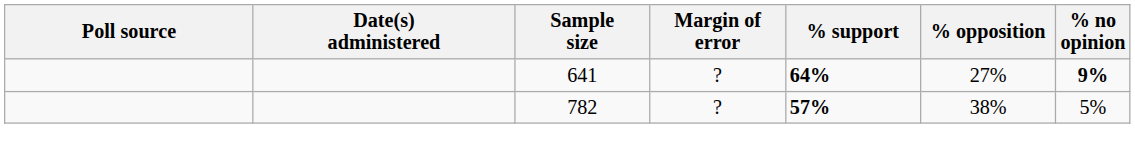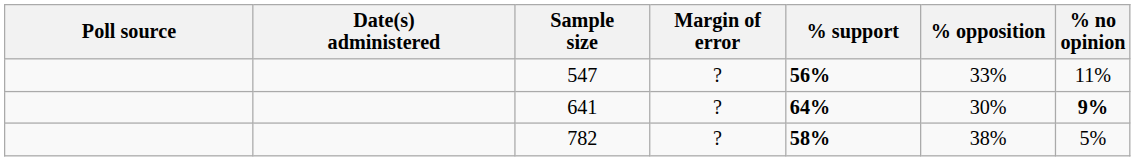+ row: (582, 75)
(988, 75) 27% -> (988, 107) 30%
(810, 107) 57% -> (810, 139) 58%
